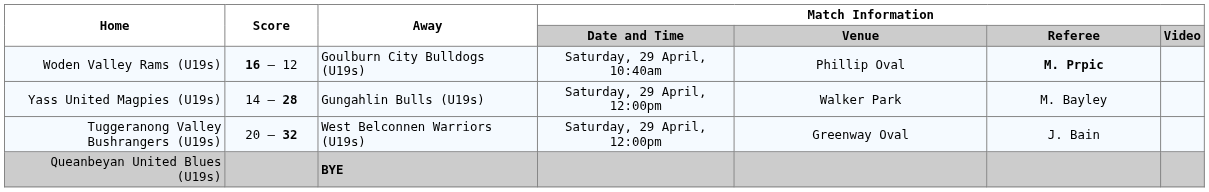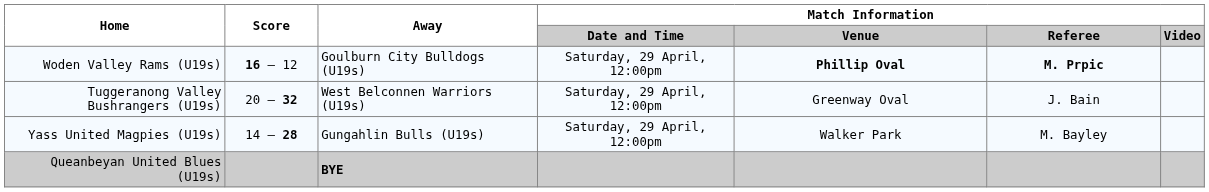(636, 64) Saturday, 29 April, 10:40am -> (636, 64) Saturday, 29 April, 12:00pm
(861, 64) normal -> (861, 64) bold
rows swapped: (125, 99) <-> (155, 134)
